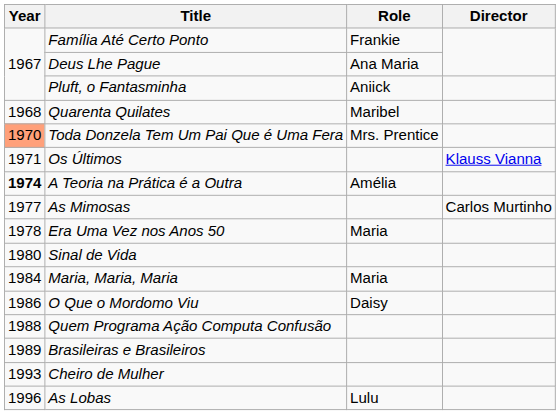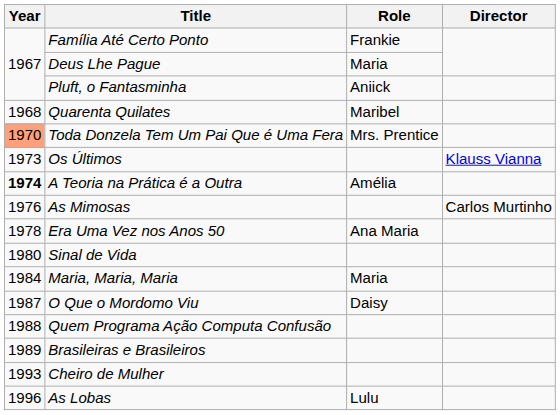(384, 64) Ana Maria -> (369, 64) Maria
(25, 159) 1971 -> (25, 159) 1973
(25, 207) 1977 -> (25, 207) 1976
(369, 231) Maria -> (384, 231) Ana Maria
(25, 302) 1986 -> (25, 302) 1987
